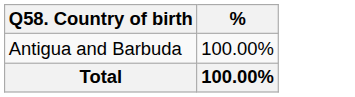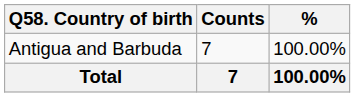+ column: (233, 19)
